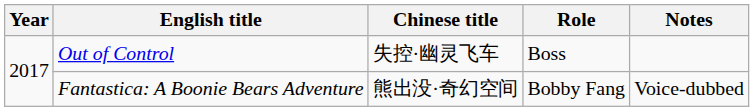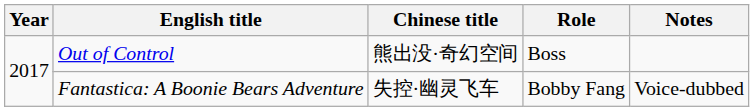(436, 52) 失控·幽灵飞车 -> (446, 52) 熊出没·奇幻空间
(446, 88) 熊出没·奇幻空间 -> (436, 88) 失控·幽灵飞车
